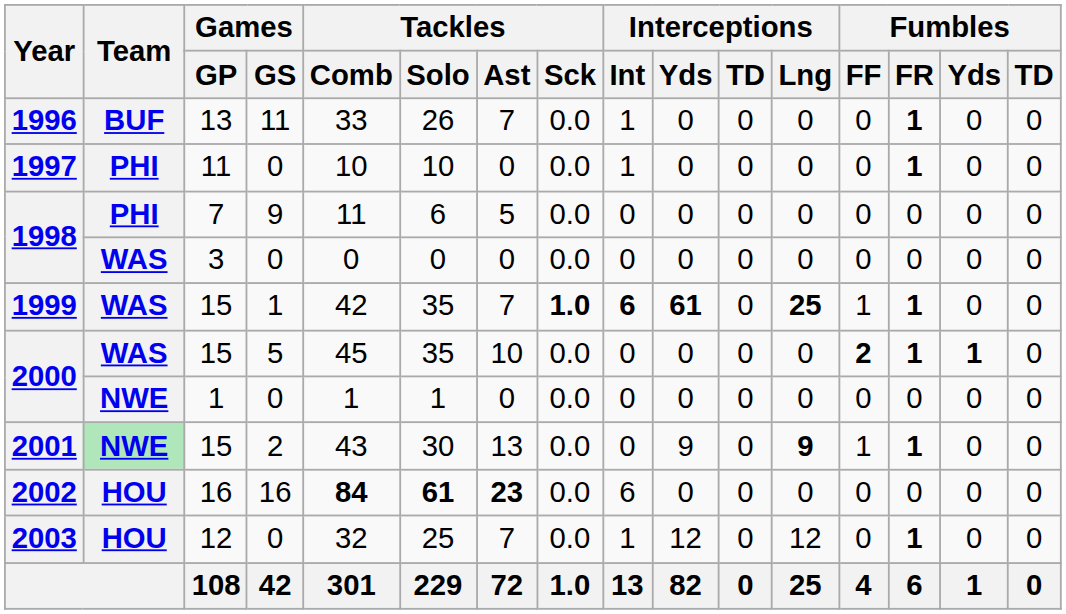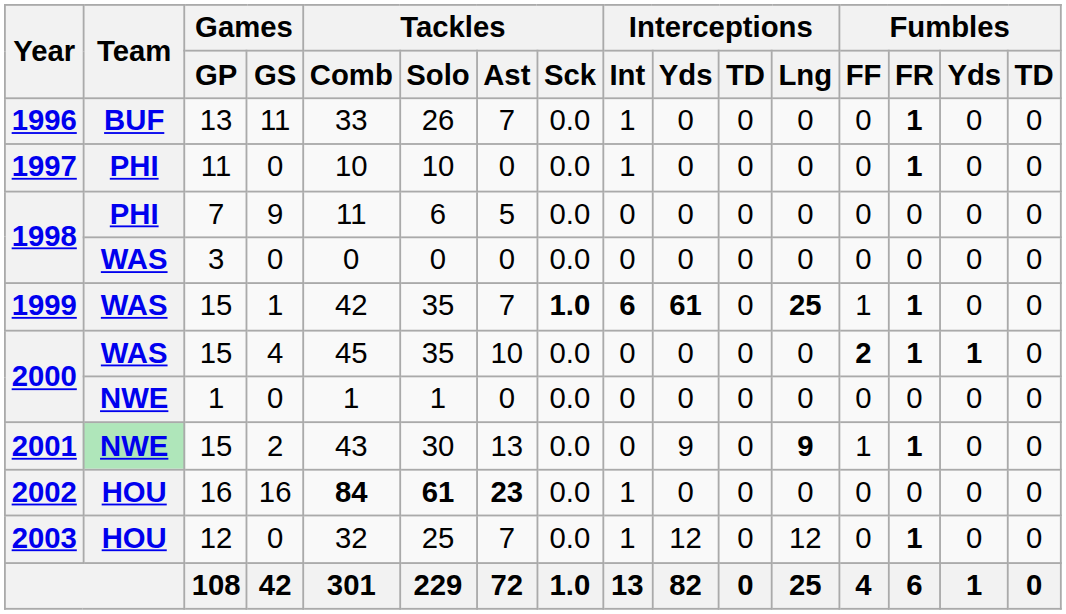(275, 352) 5 -> (275, 352) 4
(627, 492) 6 -> (627, 492) 1
